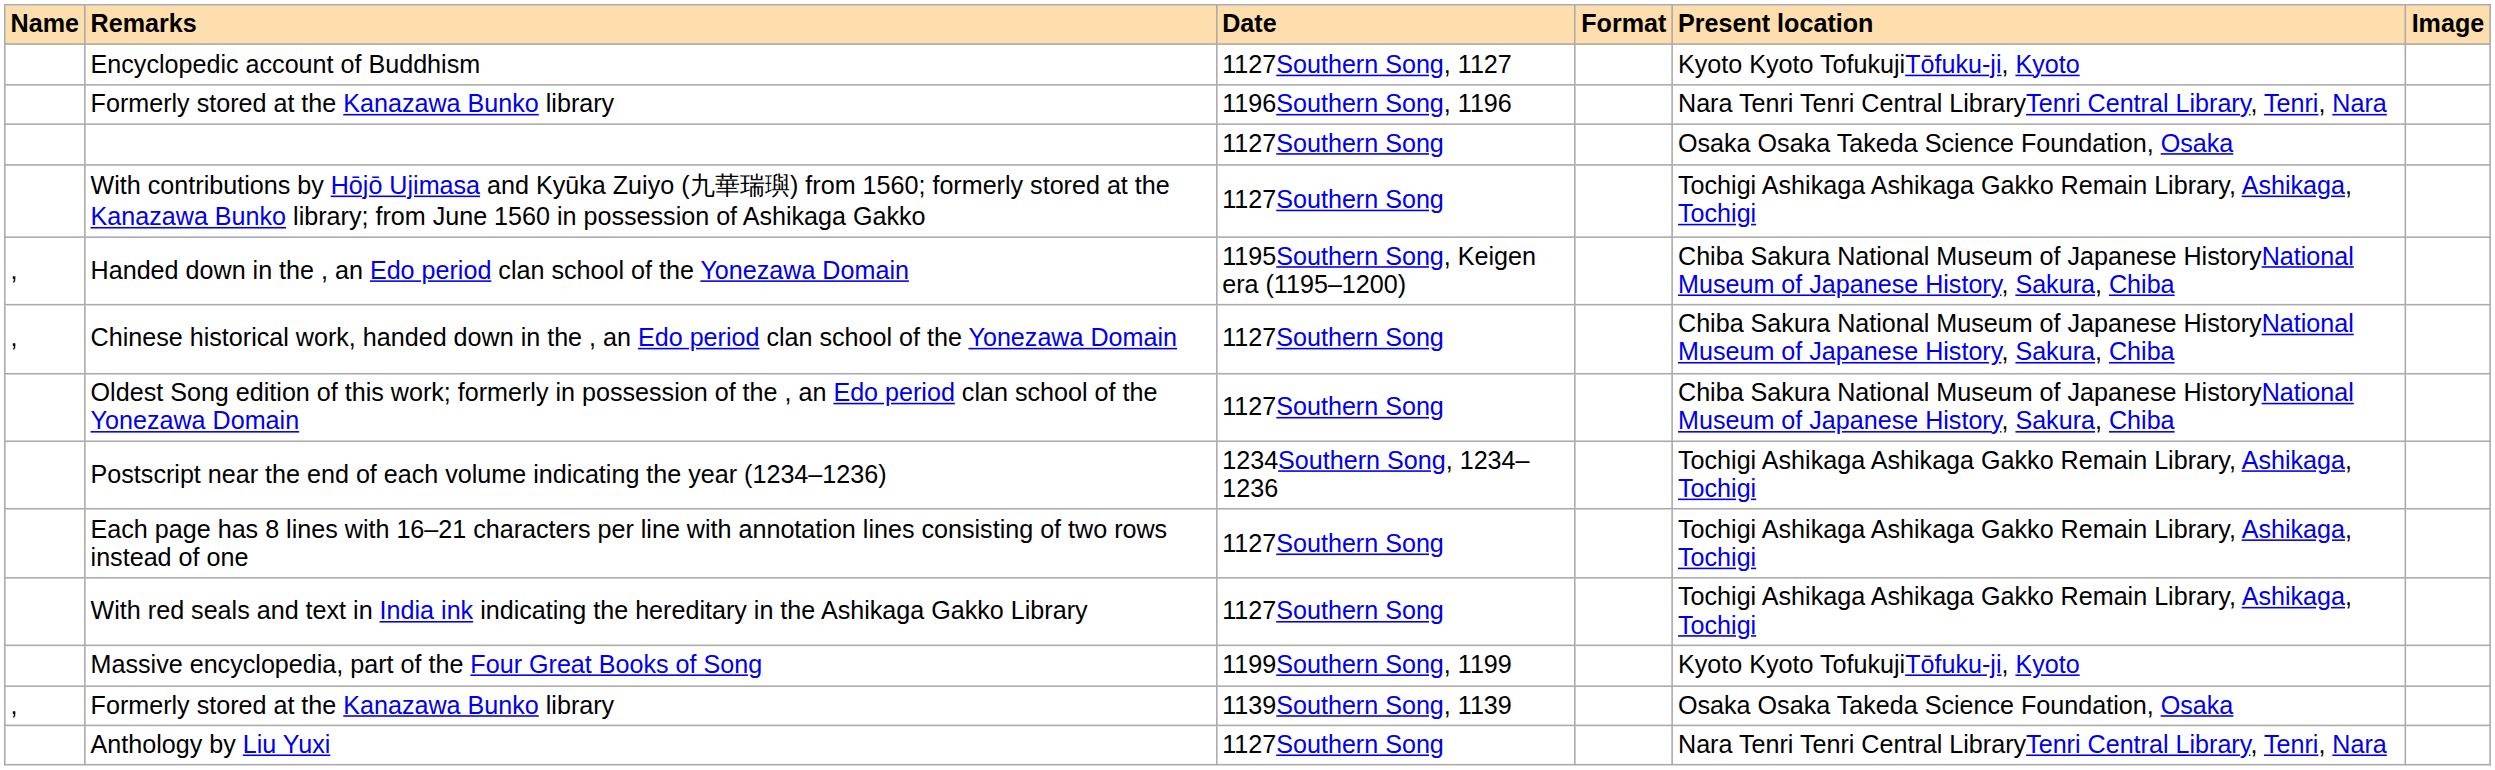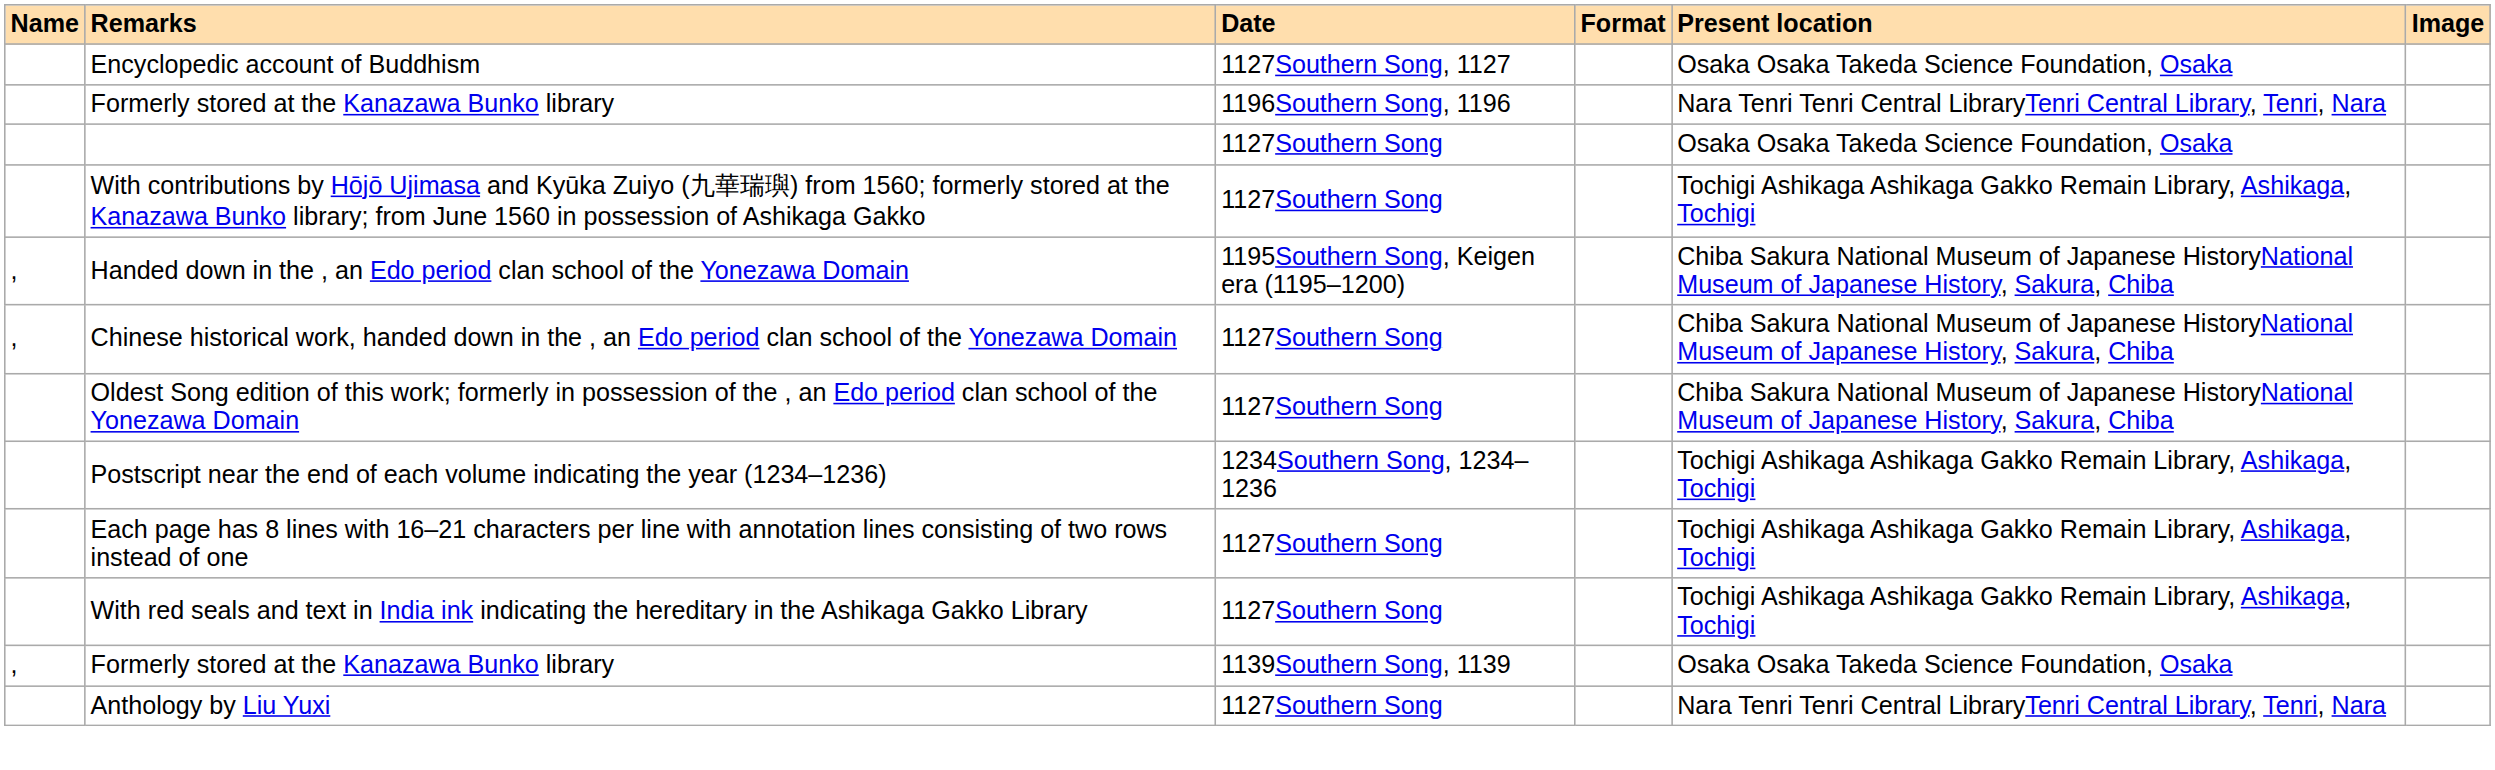(1879, 64) Kyoto Kyoto TofukujiTōfuku-ji, Kyoto -> (1955, 64) Osaka Osaka Takeda Science Foundation, Osaka
- row: (426, 665)
